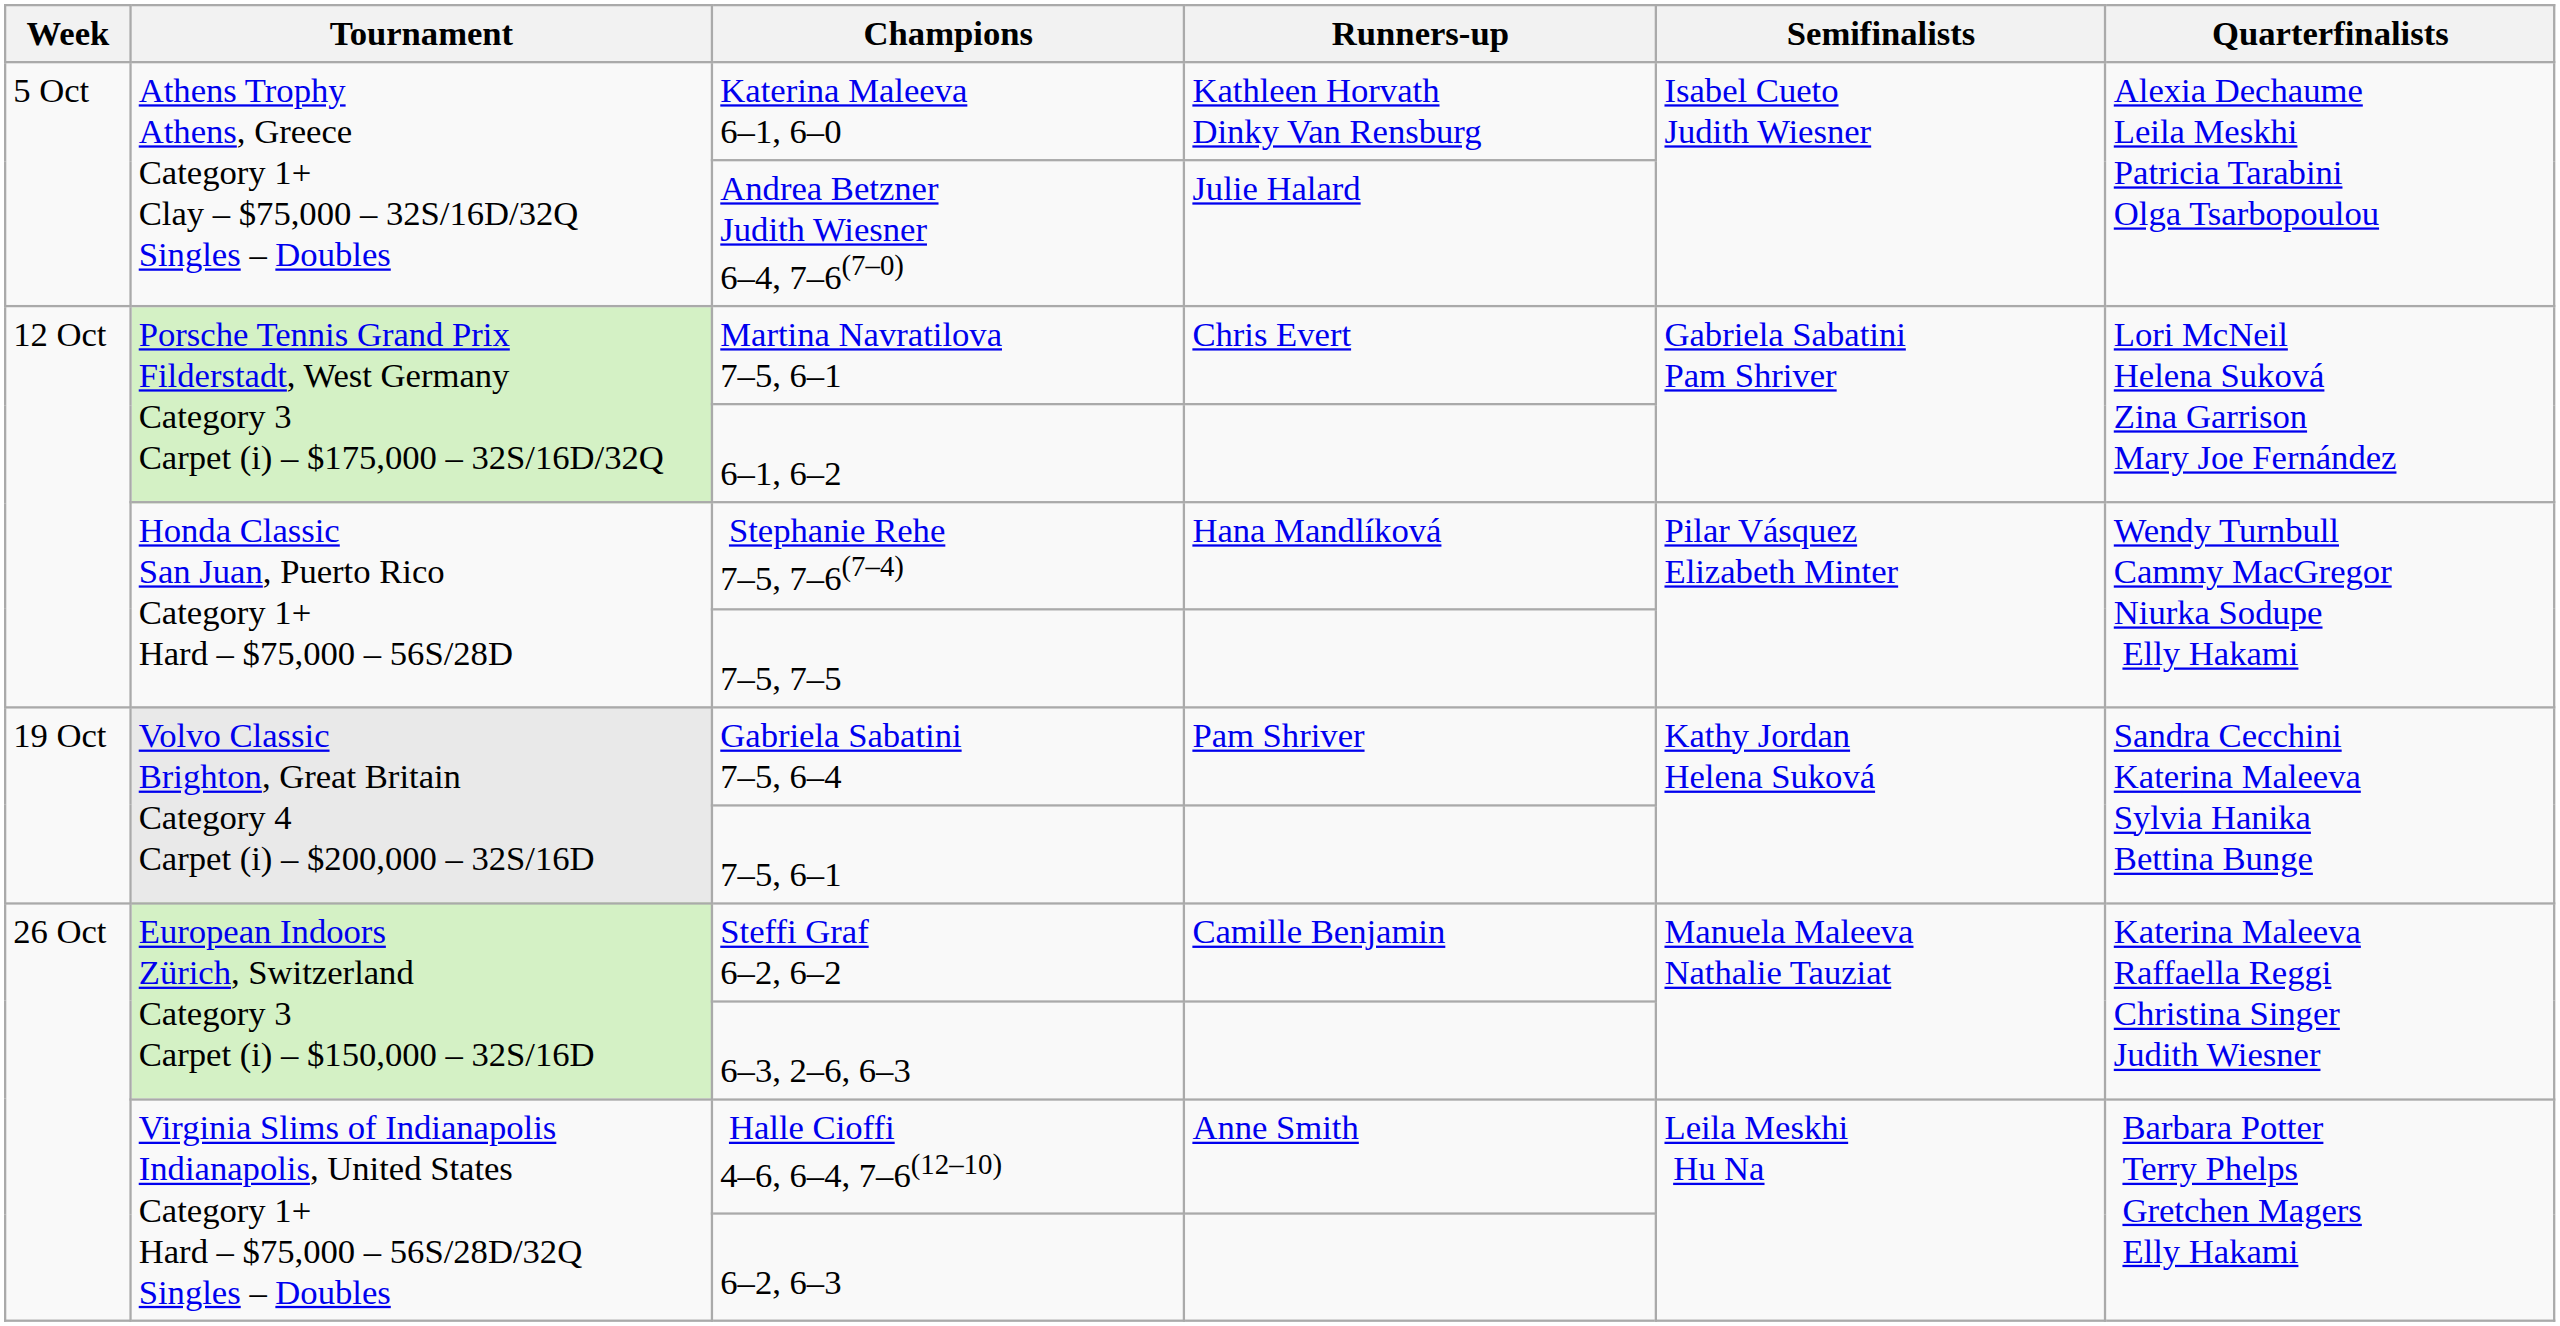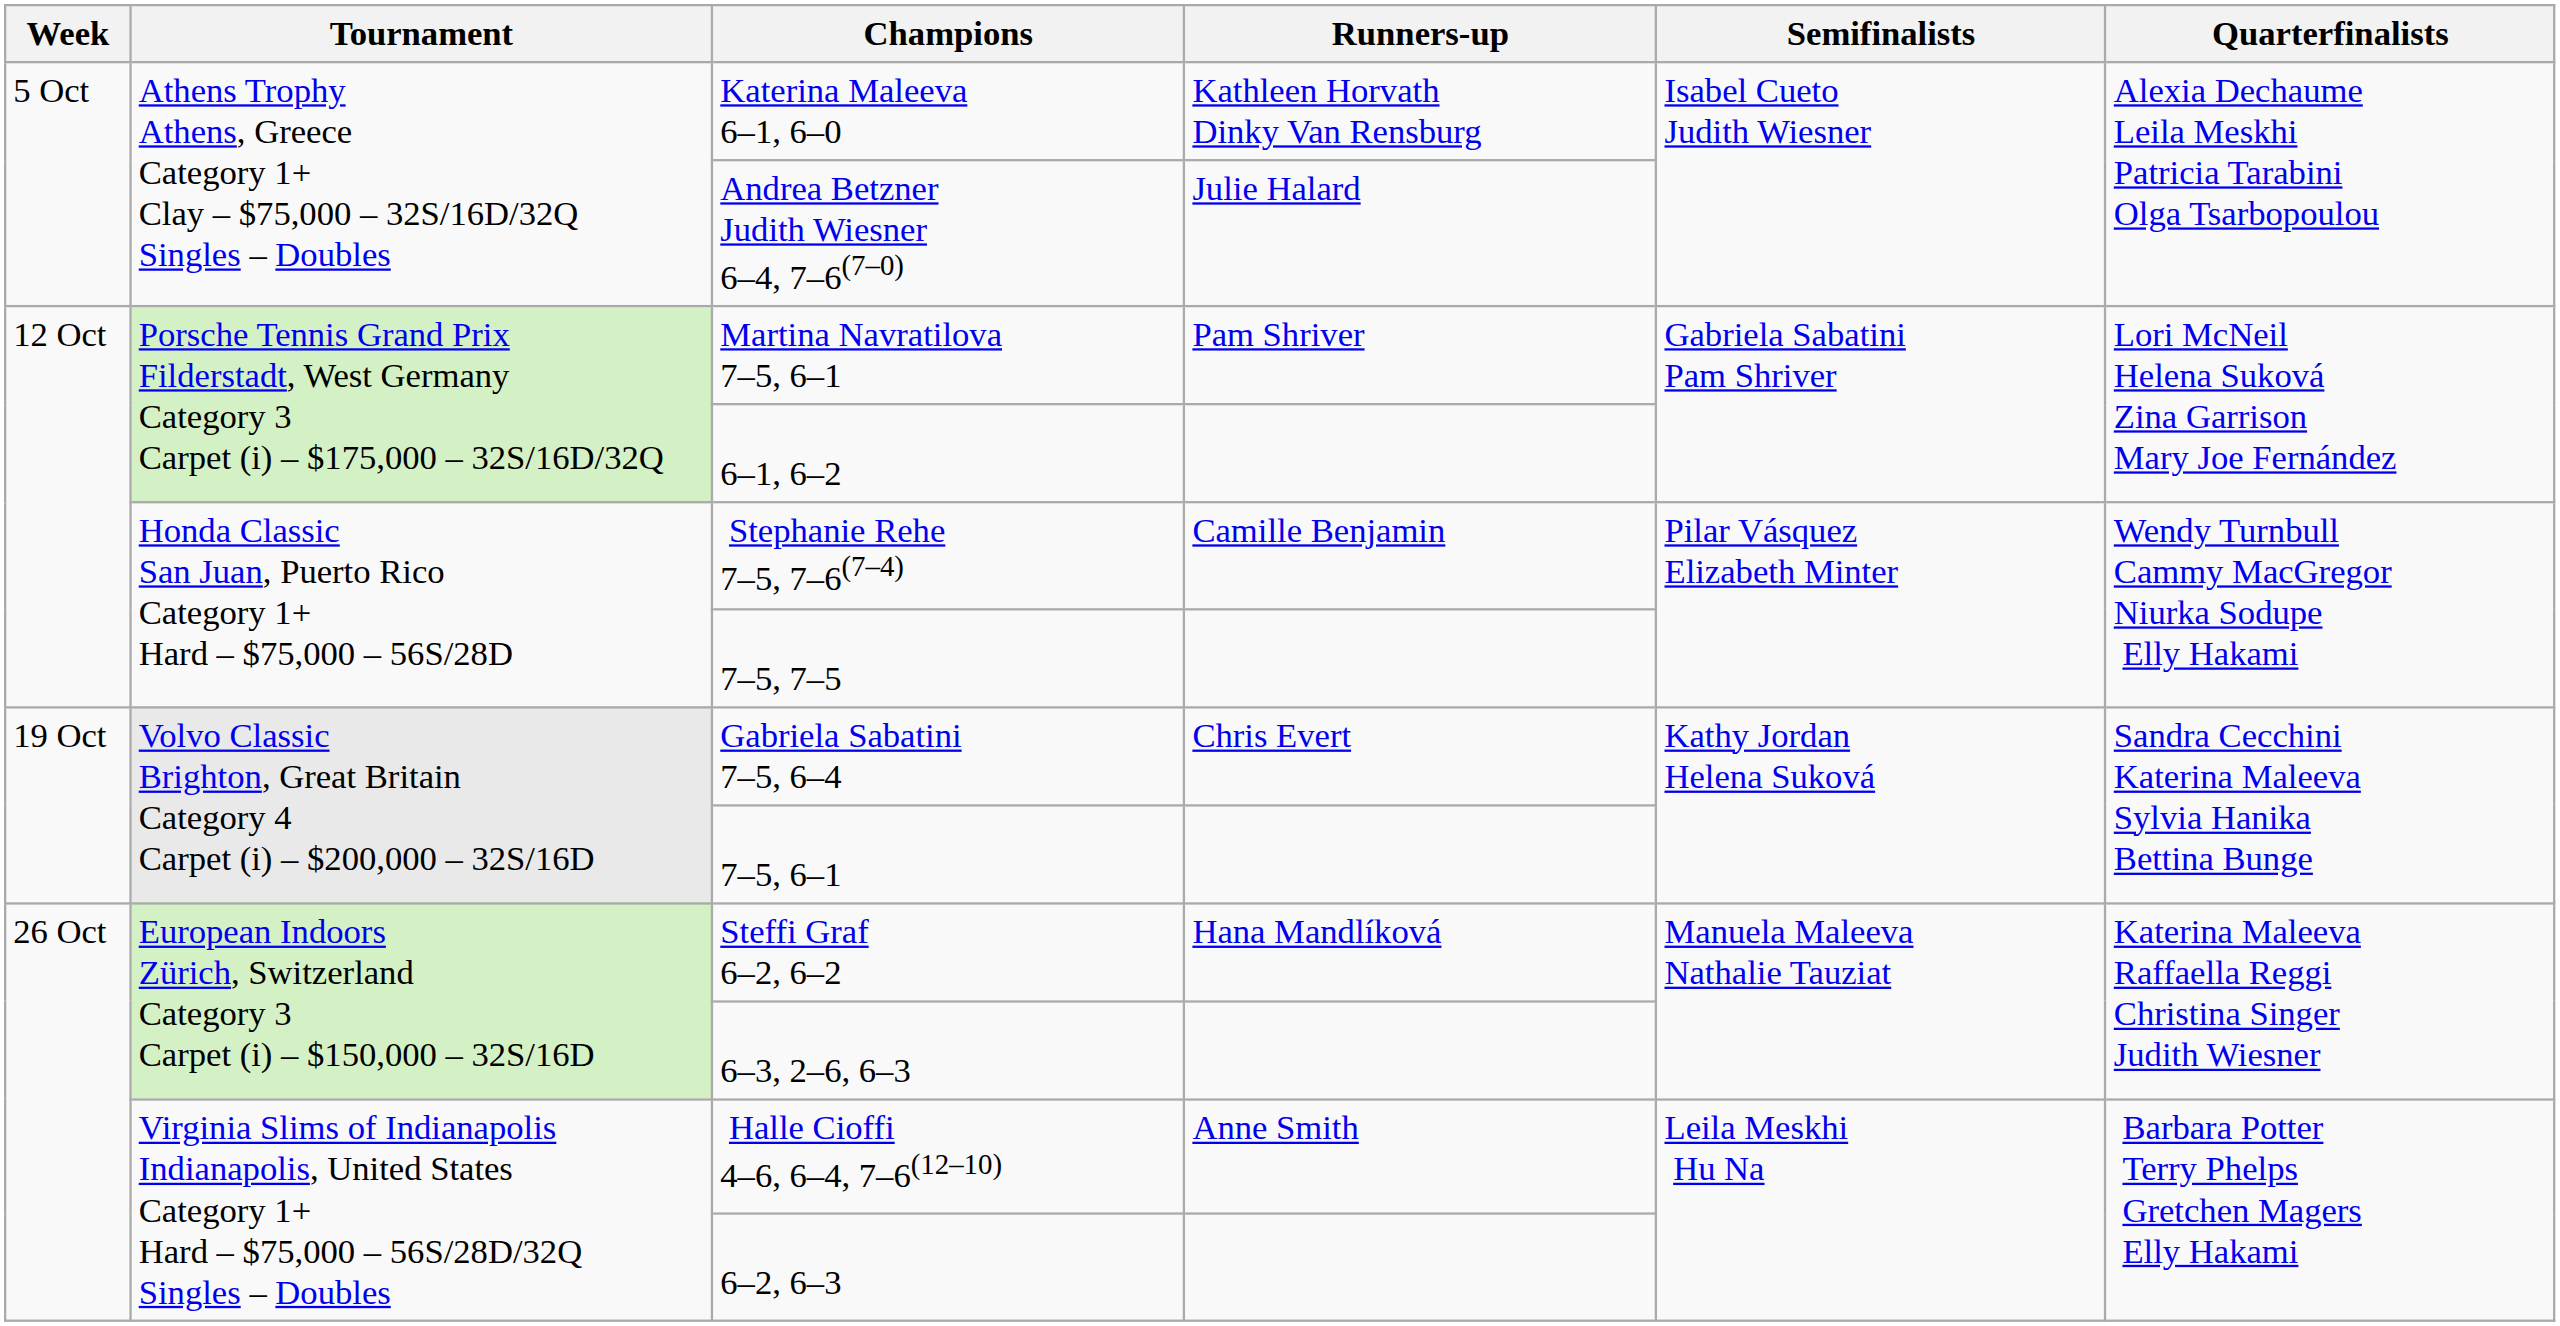(1272, 334) Chris Evert -> (1278, 334) Pam Shriver
(1317, 531) Hana Mandlíková -> (1319, 531) Camille Benjamin
(1278, 734) Pam Shriver -> (1272, 734) Chris Evert
(1319, 930) Camille Benjamin -> (1317, 930) Hana Mandlíková
